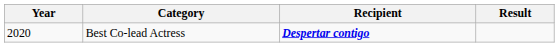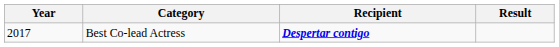(19, 32) 2020 -> (19, 32) 2017
